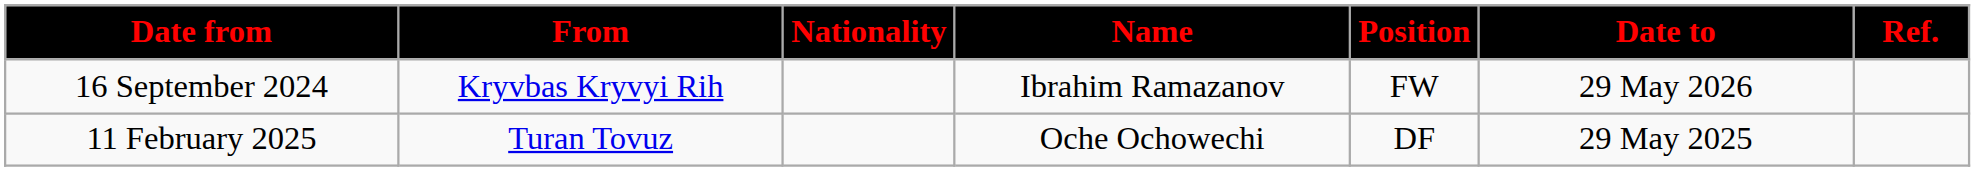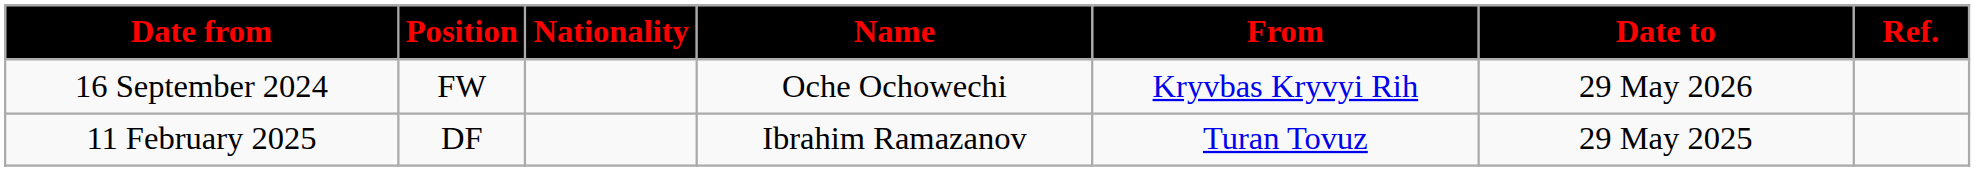columns swapped: (1414, 31) <-> (591, 31)
(1152, 85) Ibrahim Ramazanov -> (894, 85) Oche Ochowechi
(1152, 139) Oche Ochowechi -> (894, 139) Ibrahim Ramazanov
